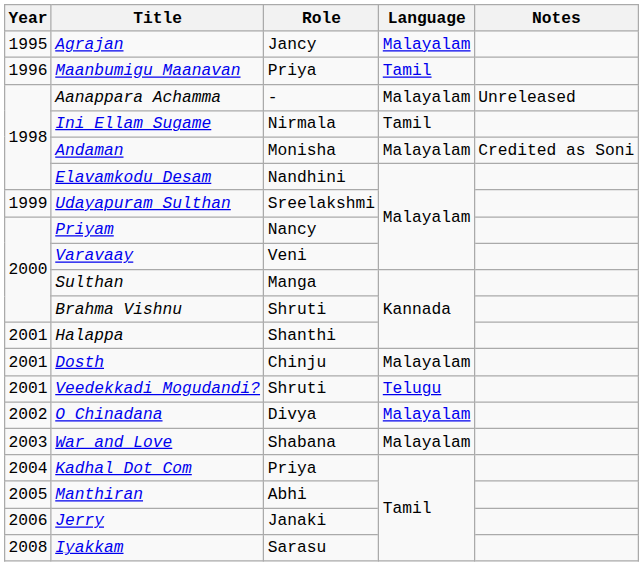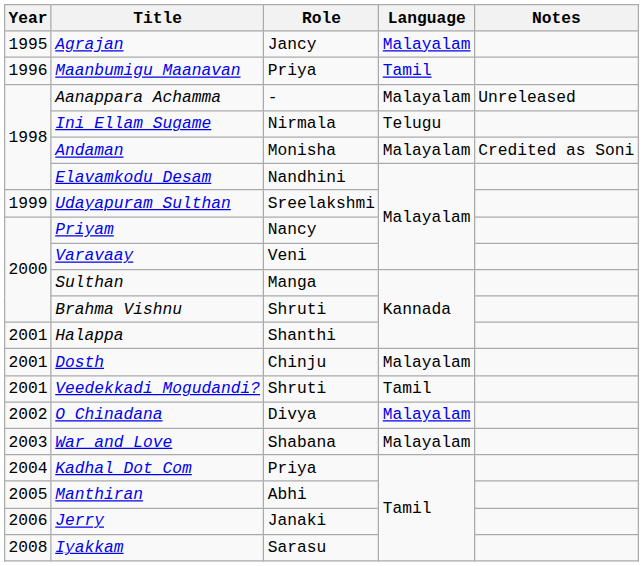(407, 124) Tamil -> (412, 124) Telugu
(412, 389) Telugu -> (407, 389) Tamil
